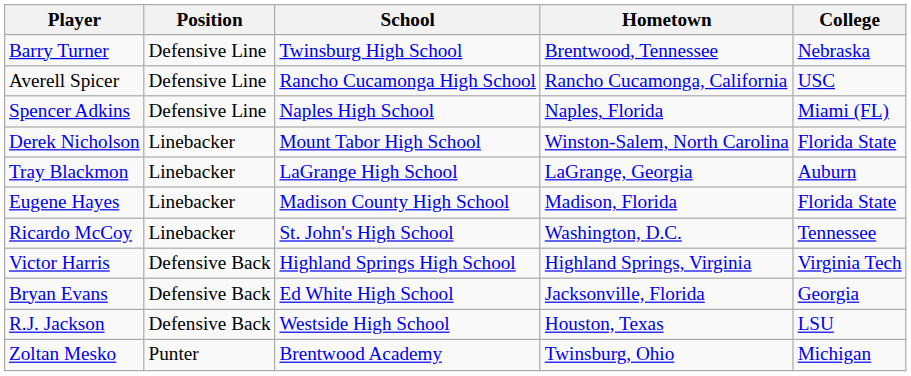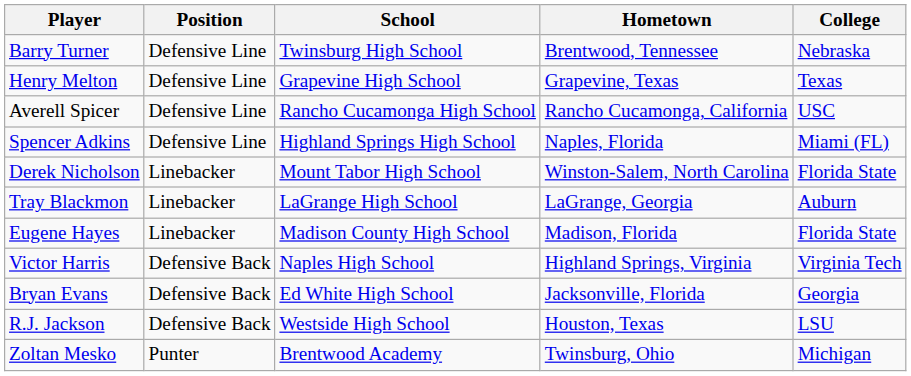+ row: (63, 80)
(357, 111) Naples High School -> (398, 141) Highland Springs High School
- row: (71, 232)
(398, 263) Highland Springs High School -> (357, 263) Naples High School
